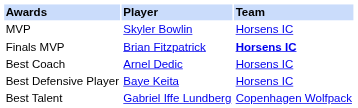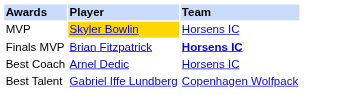(158, 29) no background -> (104, 29) gold background
- row: (62, 81)
